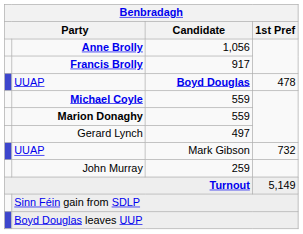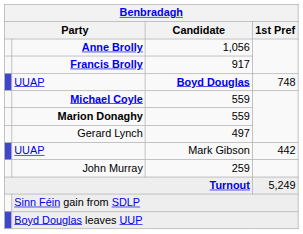(287, 82) 478 -> (287, 82) 748
(287, 151) 732 -> (287, 151) 442
(282, 185) 5,149 -> (282, 185) 5,249
